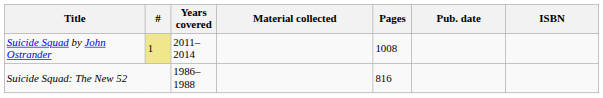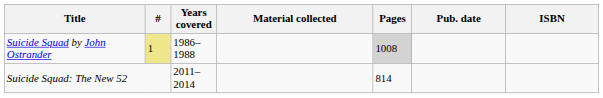(187, 48) 2011–2014 -> (187, 48) 1986–1988
(386, 48) no background -> (386, 48) lightgrey background
(187, 78) 1986–1988 -> (187, 78) 2011–2014
(384, 78) 816 -> (384, 78) 814
